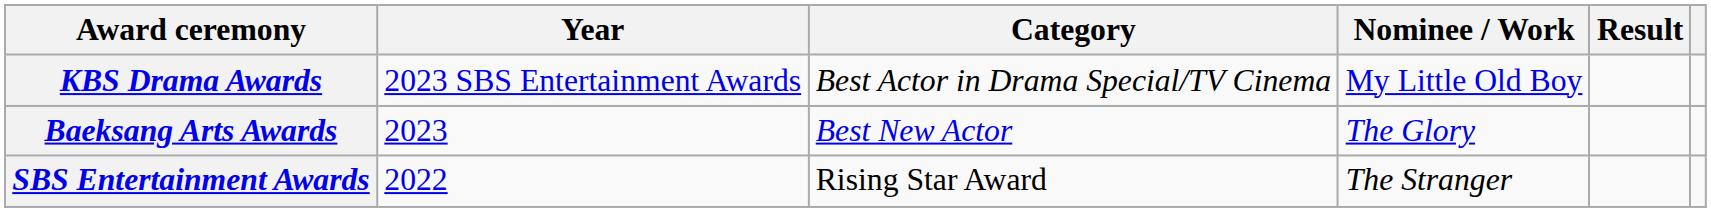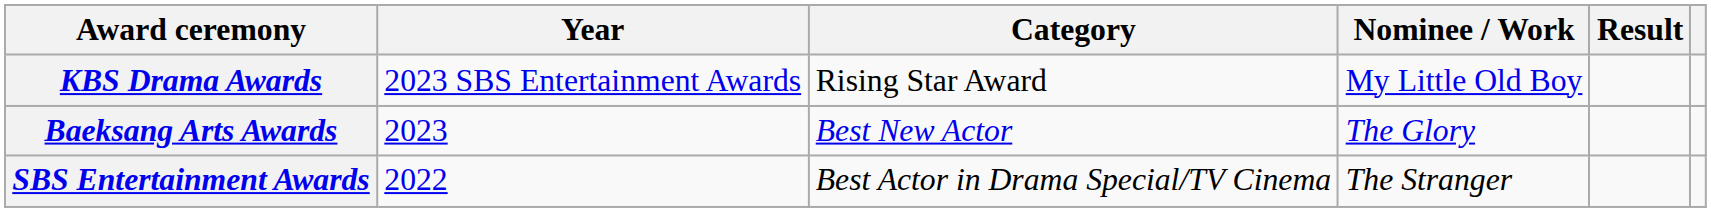(1073, 79) Best Actor in Drama Special/TV Cinema -> (931, 79) Rising Star Award
(931, 180) Rising Star Award -> (1073, 180) Best Actor in Drama Special/TV Cinema
